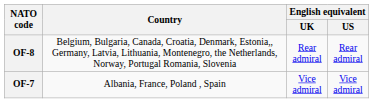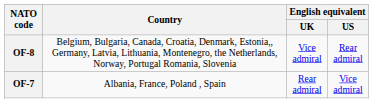(307, 53) Rear admiral -> (307, 53) Vice admiral
(307, 84) Vice admiral -> (307, 84) Rear admiral
